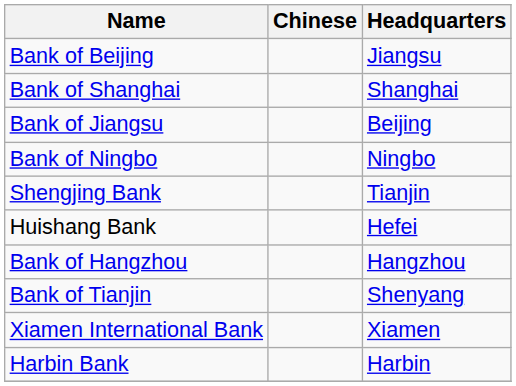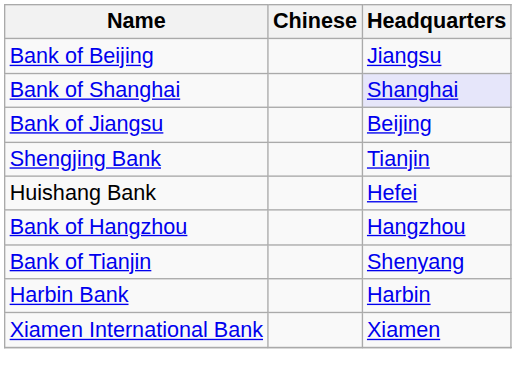(413, 90) no background -> (413, 90) lavender background
- row: (84, 158)
rows swapped: (69, 364) <-> (136, 329)
